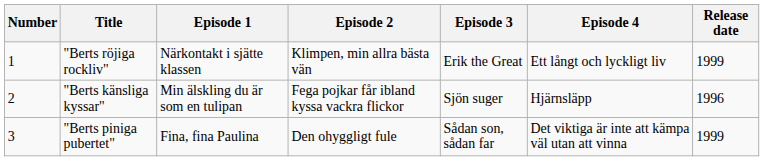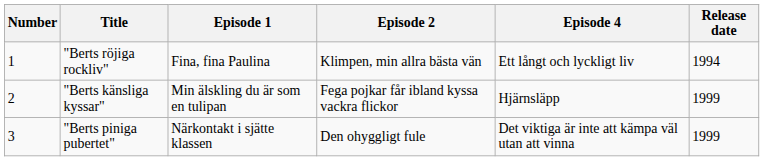- column: (484, 23)
(212, 61) Närkontakt i sjätte klassen -> (221, 61) Fina, fina Paulina
(710, 61) 1999 -> (706, 61) 1994
(710, 98) 1996 -> (706, 98) 1999
(210, 136) Fina, fina Paulina -> (223, 136) Närkontakt i sjätte klassen
